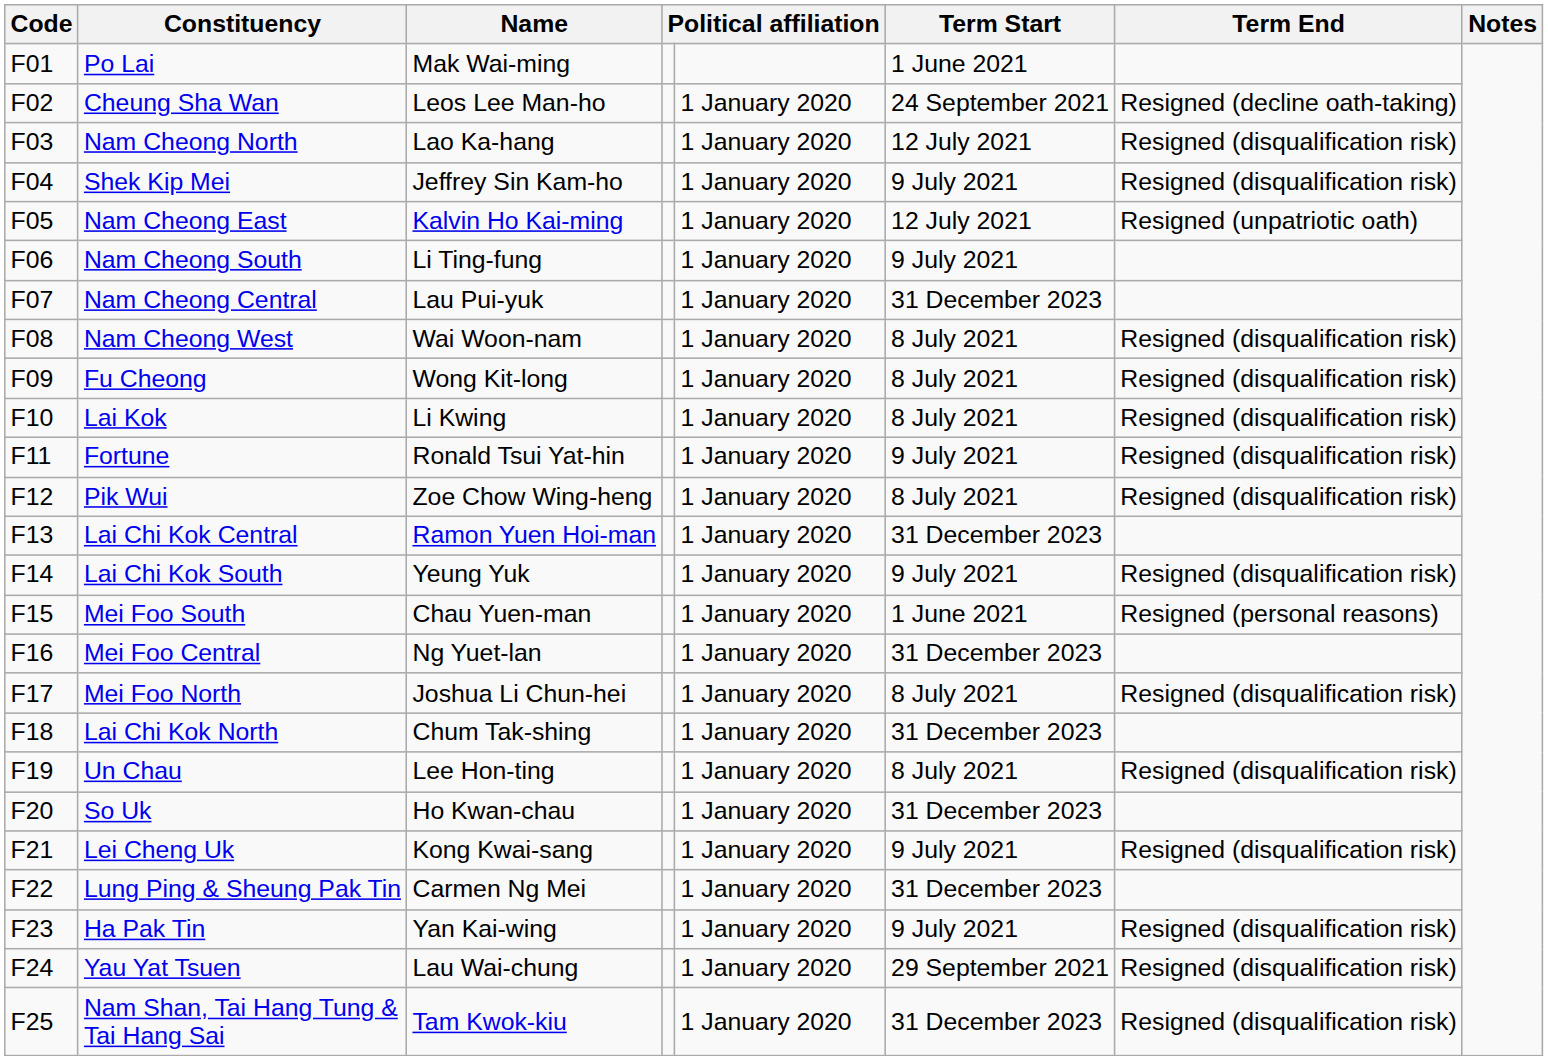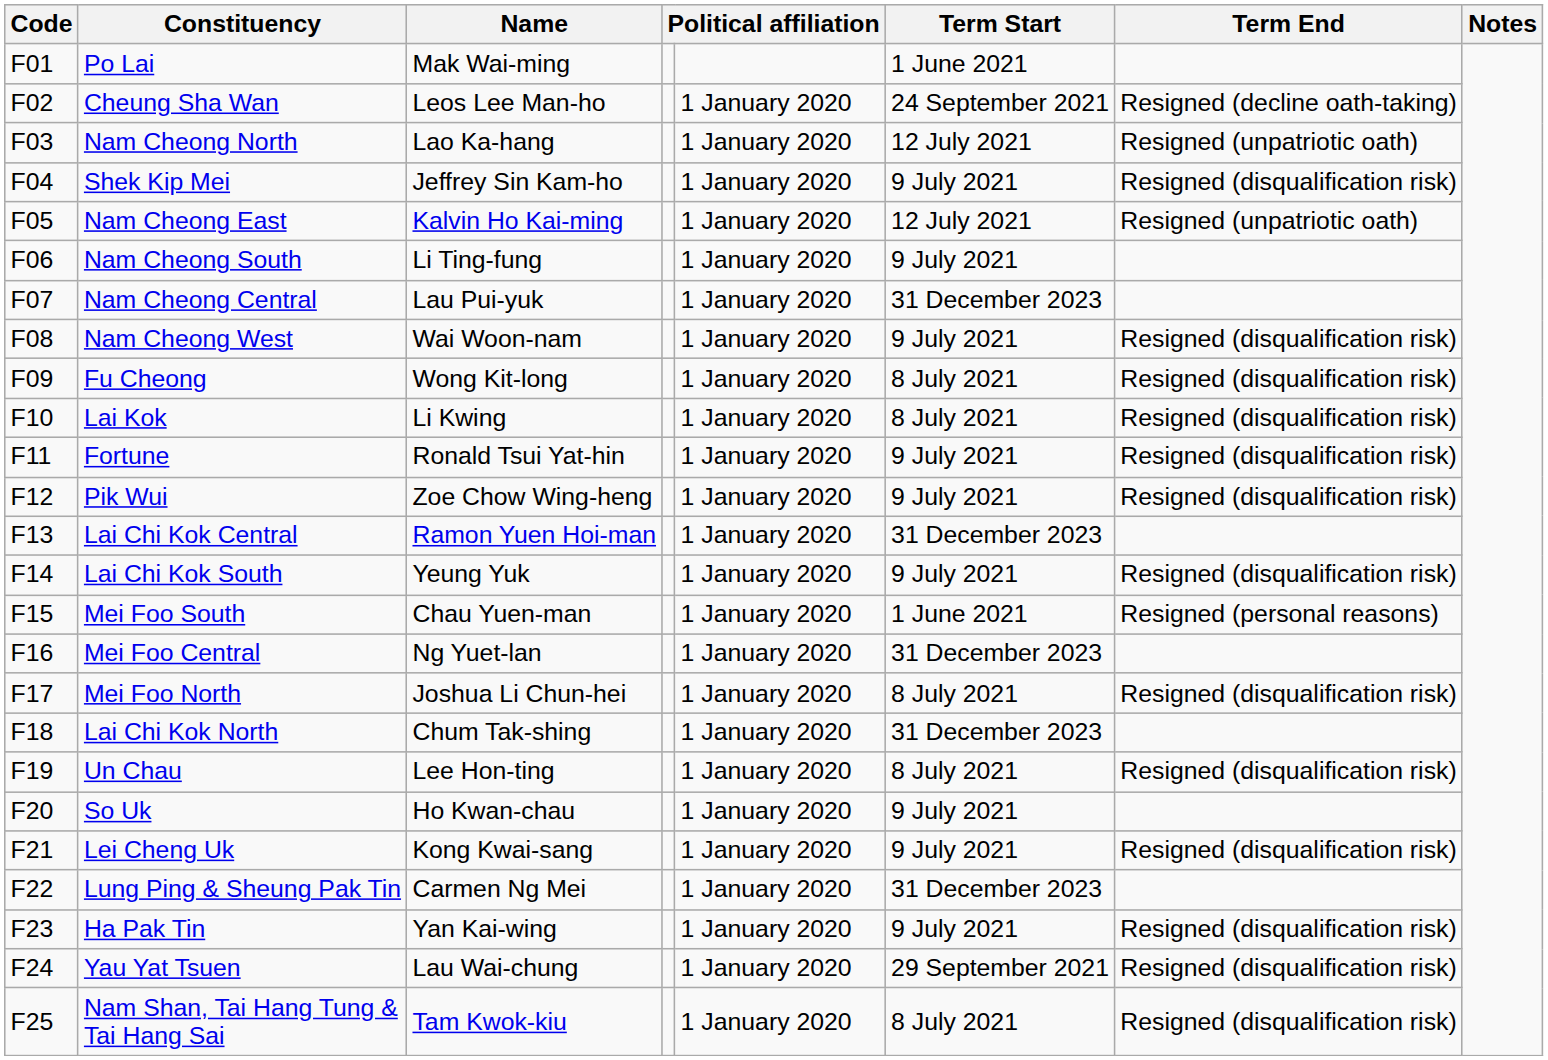(1289, 142) Resigned (disqualification risk) -> (1269, 142) Resigned (unpatriotic oath)
(955, 338) 8 July 2021 -> (955, 338) 9 July 2021
(955, 496) 8 July 2021 -> (955, 496) 9 July 2021
(997, 810) 31 December 2023 -> (955, 810) 9 July 2021
(997, 1021) 31 December 2023 -> (955, 1021) 8 July 2021
